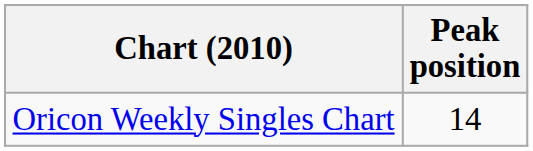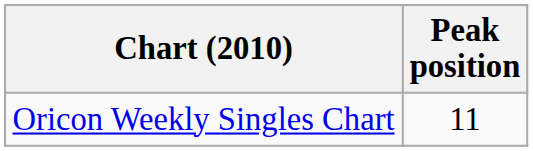(465, 118) 14 -> (465, 118) 11
